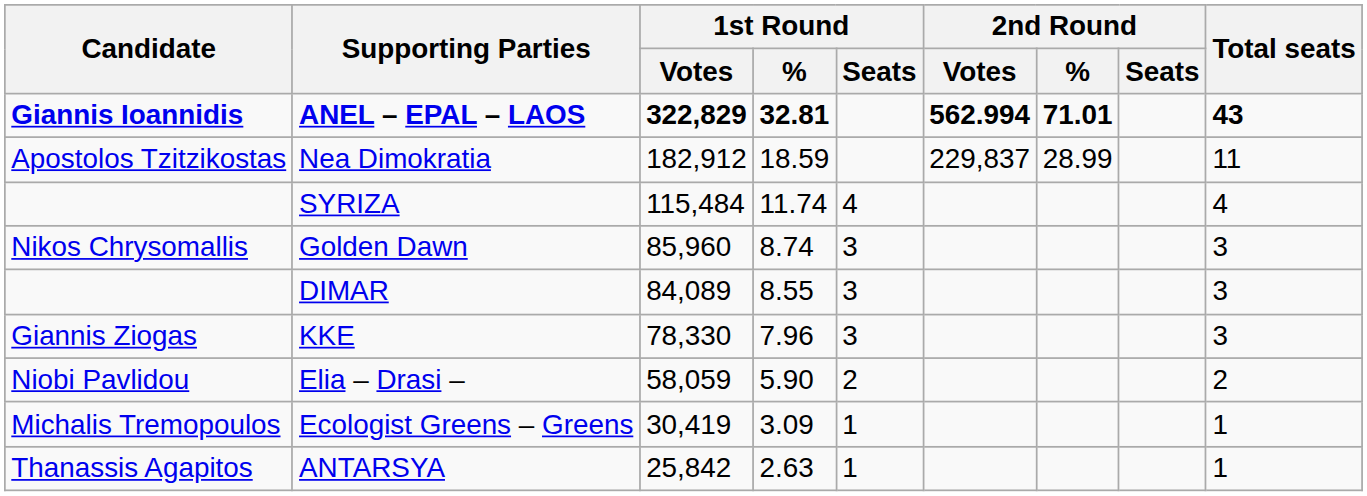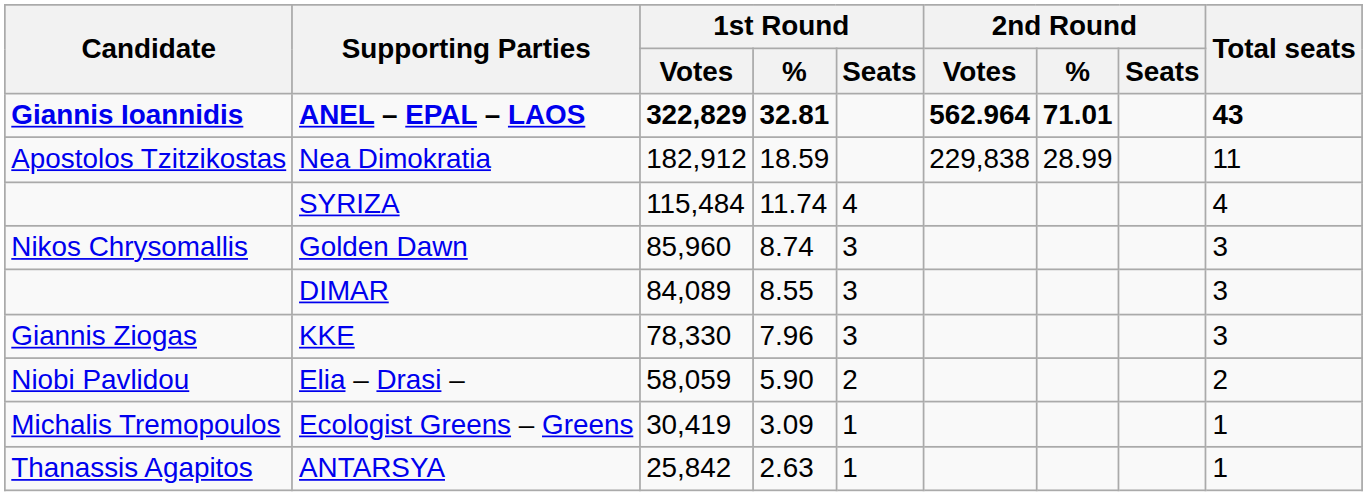(980, 114) 562.994 -> (980, 114) 562.964
(980, 159) 229,837 -> (980, 159) 229,838
